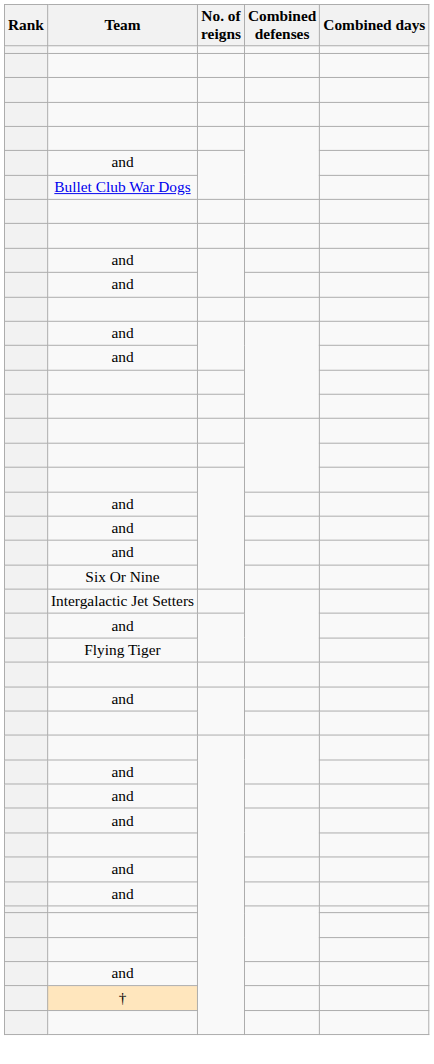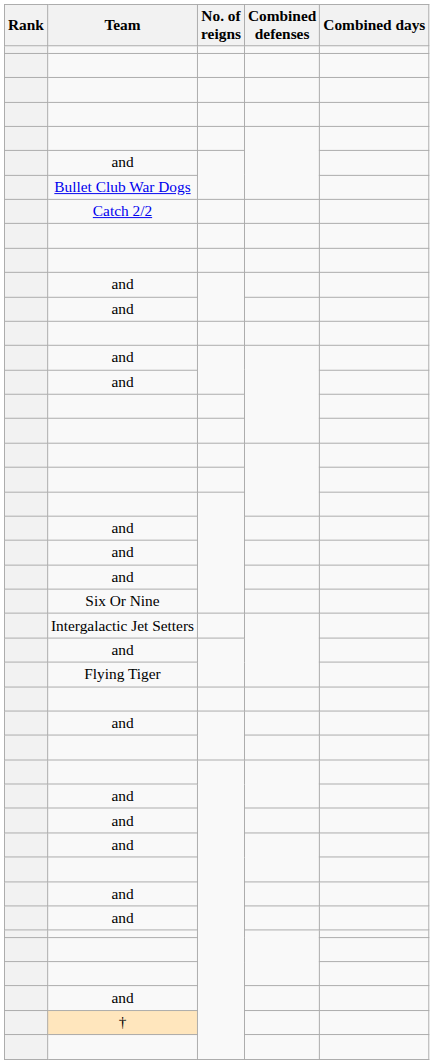+ row: (26, 212)
